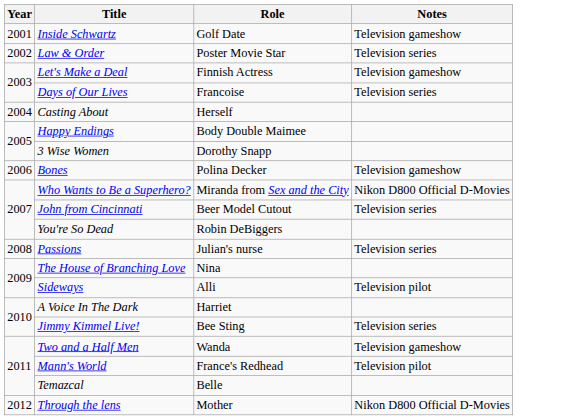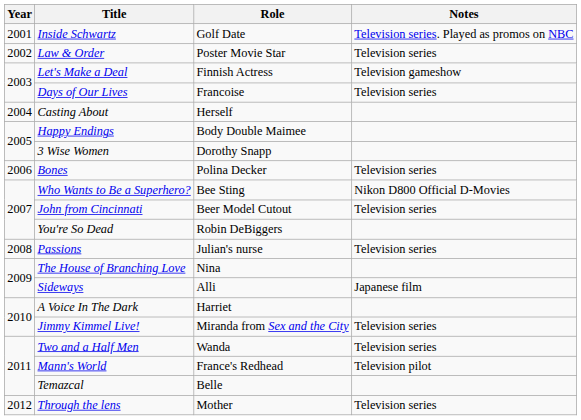(408, 33) Television gameshow -> (464, 33) Television series. Played as promos on NBC
(408, 170) Television gameshow -> (395, 170) Television series
(273, 190) Miranda from Sex and the City -> (221, 190) Bee Sting
(393, 287) Television pilot -> (388, 287) Japanese film
(221, 326) Bee Sting -> (273, 326) Miranda from Sex and the City
(408, 346) Television gameshow -> (395, 346) Television series
(432, 405) Nikon D800 Official D-Movies -> (395, 405) Television series
